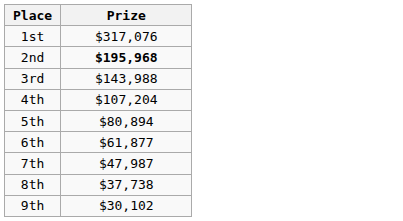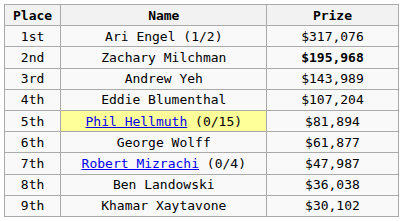+ column: (164, 15)
(126, 79) $143,988 -> (332, 79) $143,989
(126, 121) $80,894 -> (332, 121) $81,894
(126, 185) $37,738 -> (332, 185) $36,038
